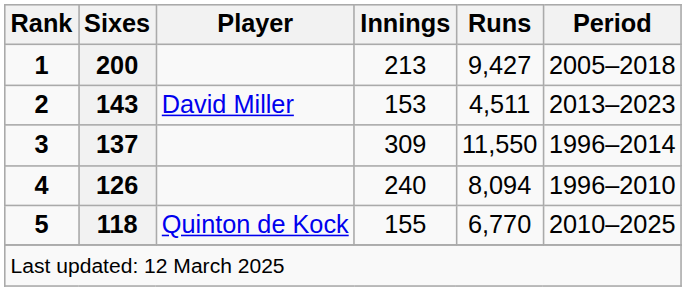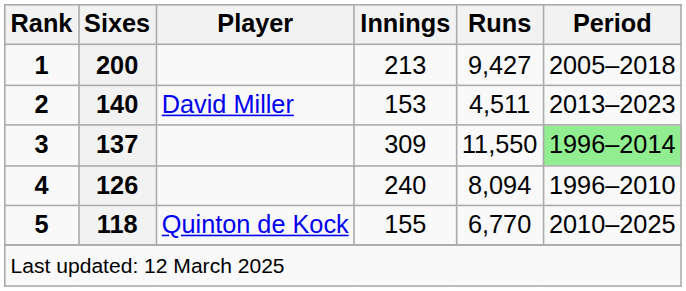(117, 104) 143 -> (117, 104) 140
(612, 144) no background -> (612, 144) lightgreen background
